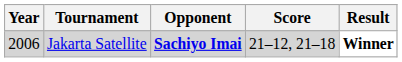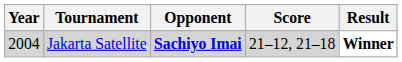(24, 43) 2006 -> (24, 43) 2004
